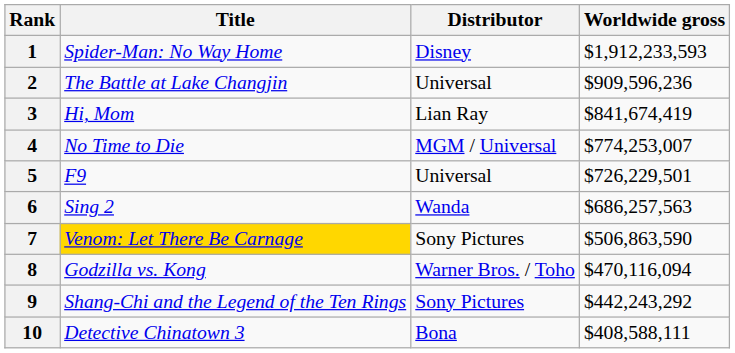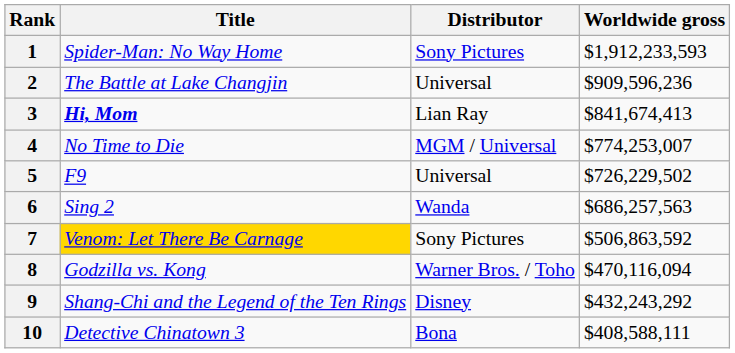(443, 51) Disney -> (470, 51) Sony Pictures
(99, 113) normal -> (101, 113) bold
(638, 113) $841,674,419 -> (638, 113) $841,674,413
(638, 176) $726,229,501 -> (638, 176) $726,229,502
(638, 238) $506,863,590 -> (638, 238) $506,863,592
(470, 301) Sony Pictures -> (443, 301) Disney
(638, 301) $442,243,292 -> (638, 301) $432,243,292
